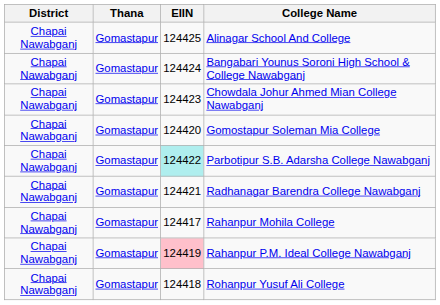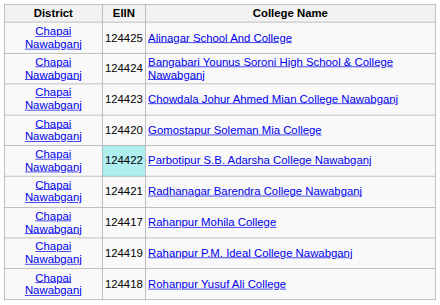- column: (127, 13)
(182, 253) pink background -> (124, 253) no background
